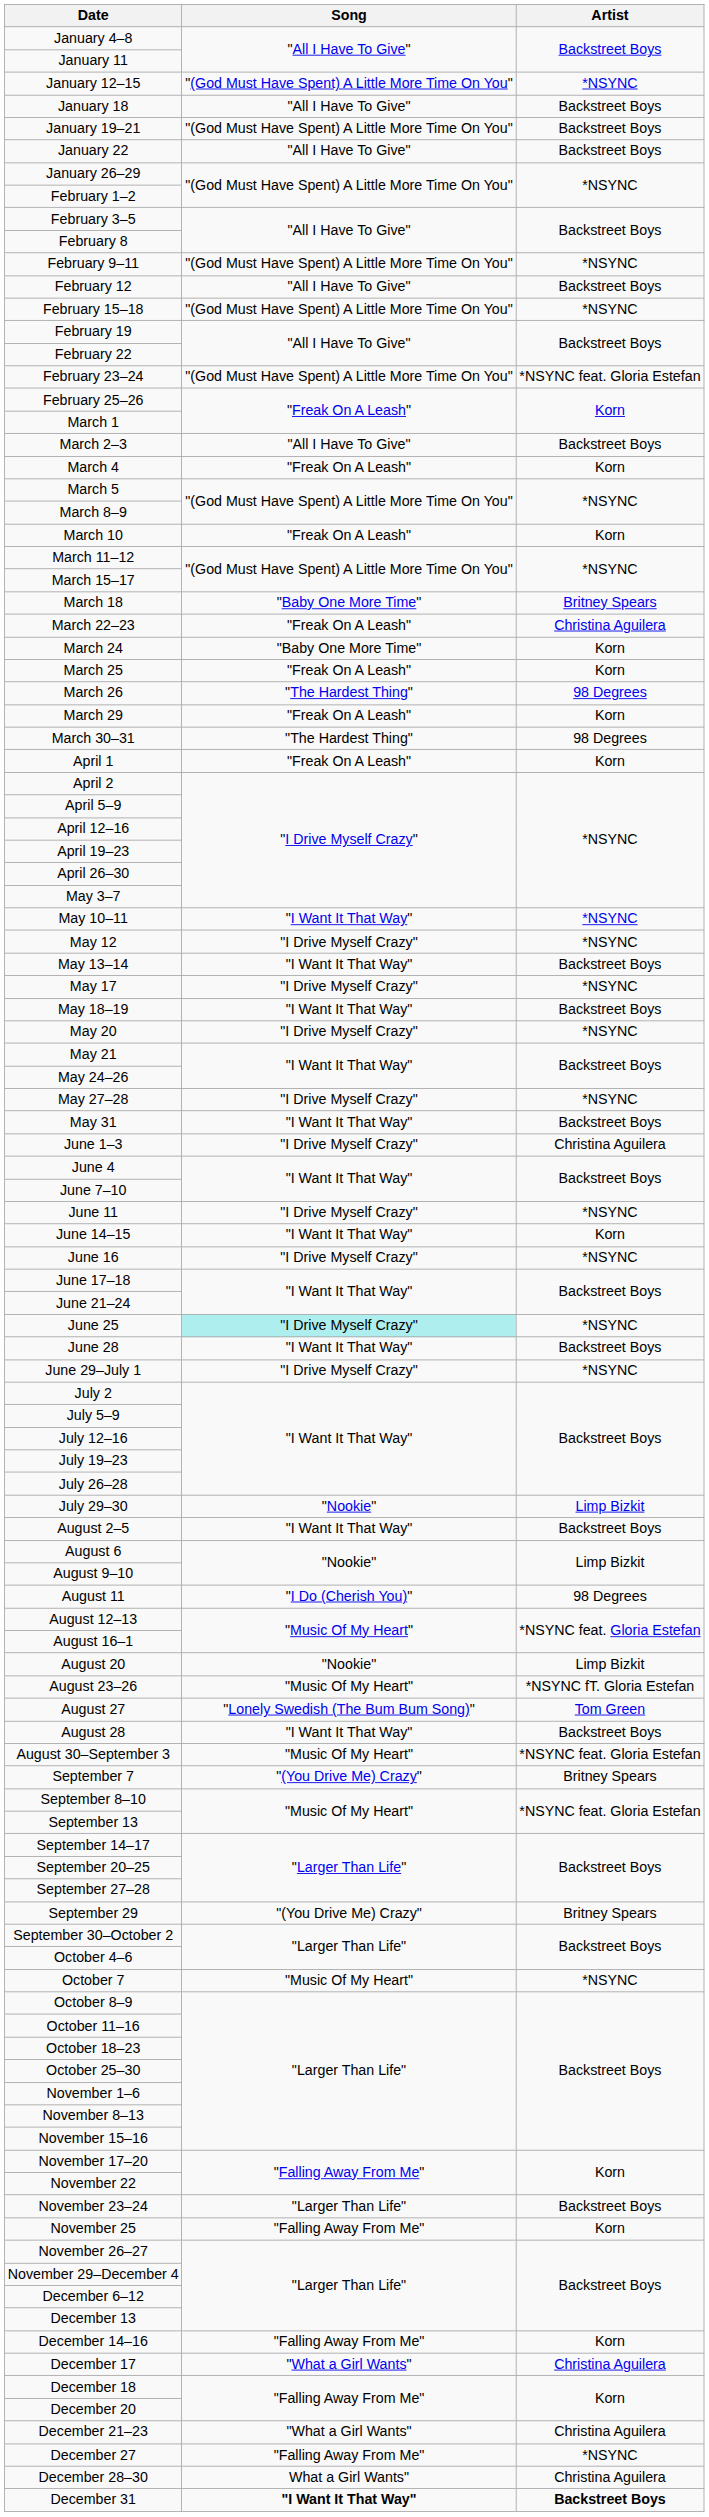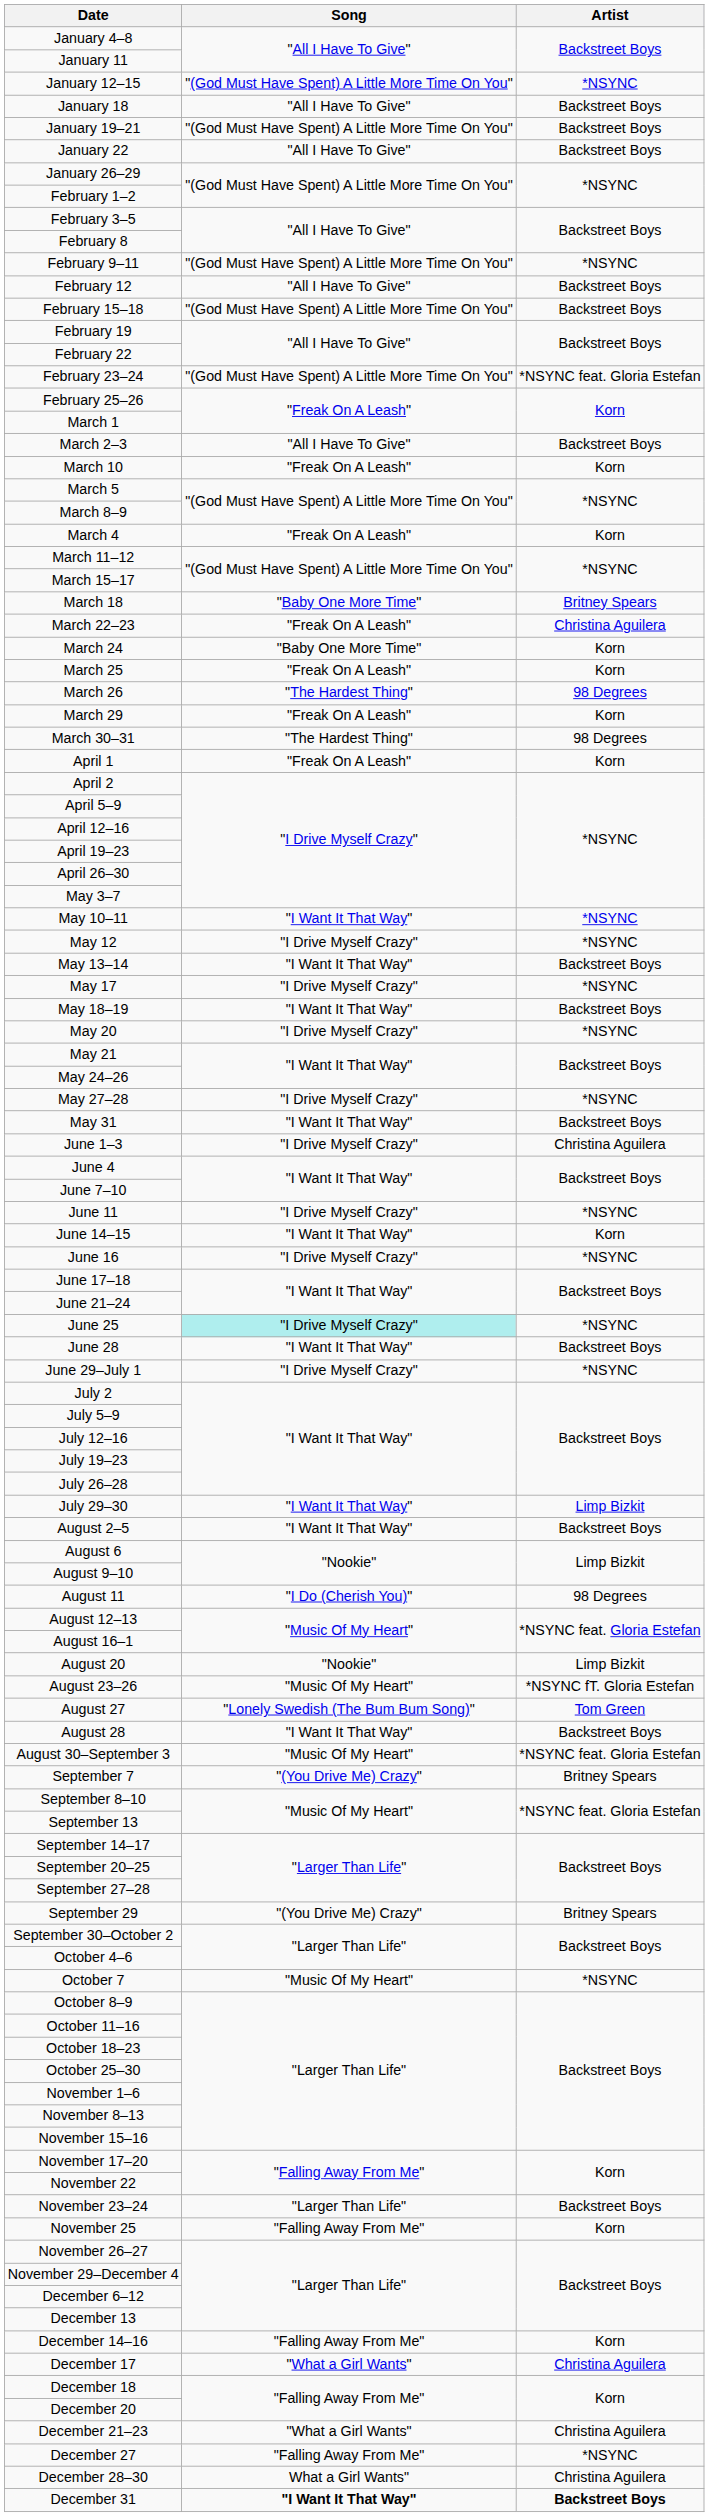(610, 309) *NSYNC -> (610, 309) Backstreet Boys
rows swapped: (93, 467) <-> (93, 535)
(349, 1506) "Nookie" -> (349, 1506) "I Want It That Way"
